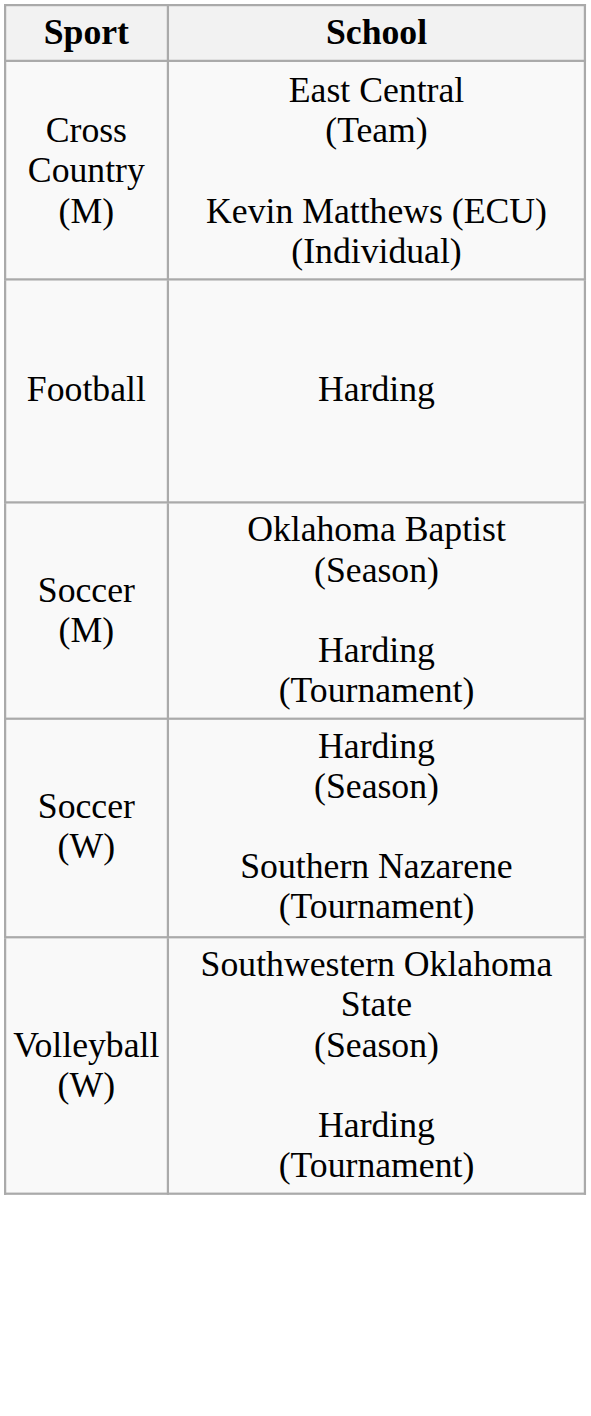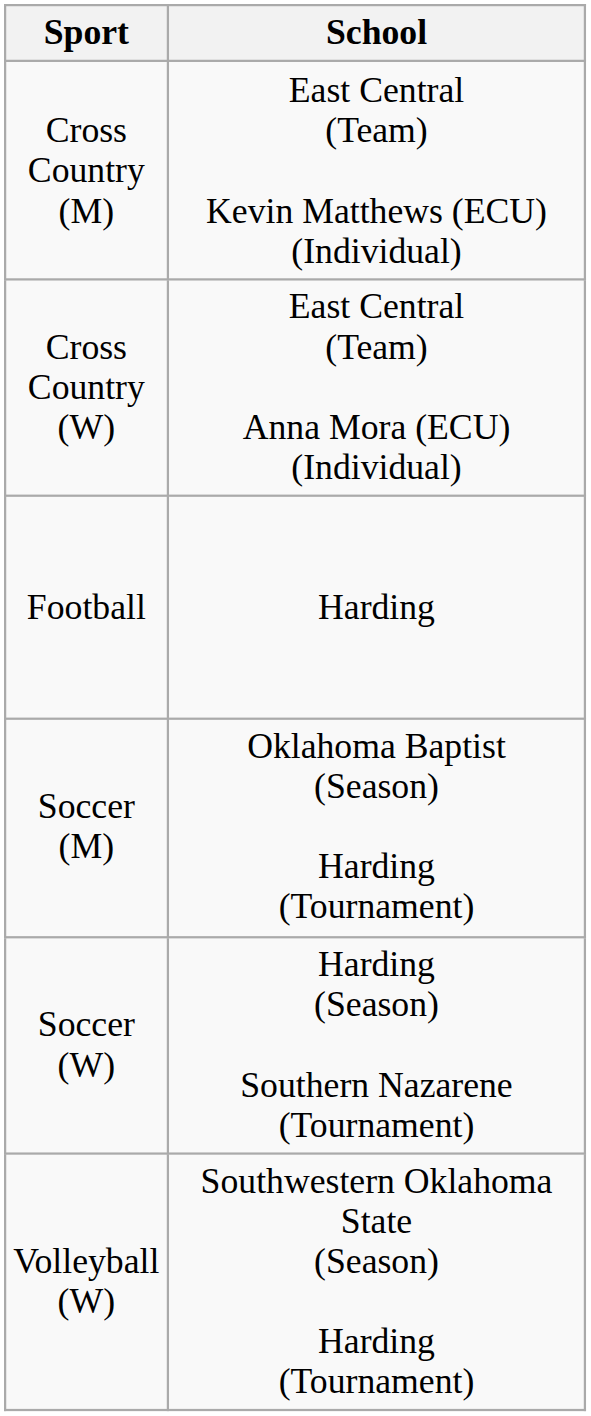+ row: (86, 386)
